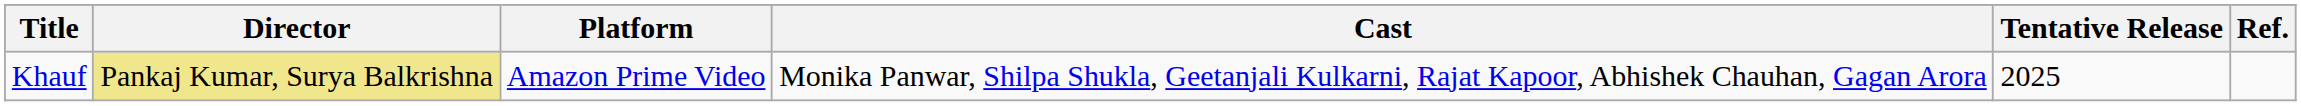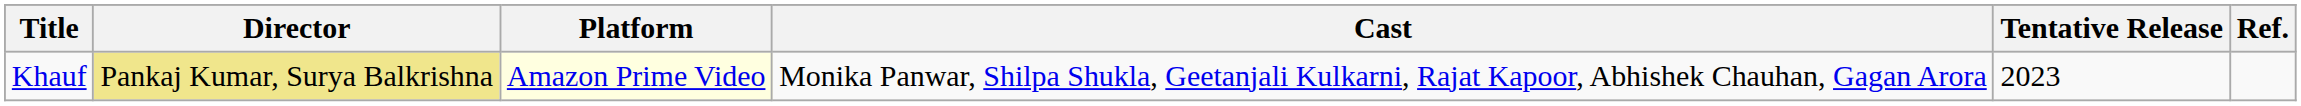(636, 75) no background -> (636, 75) lightyellow background
(2030, 75) 2025 -> (2030, 75) 2023
